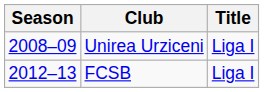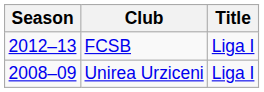rows swapped: (144, 45) <-> (108, 73)
